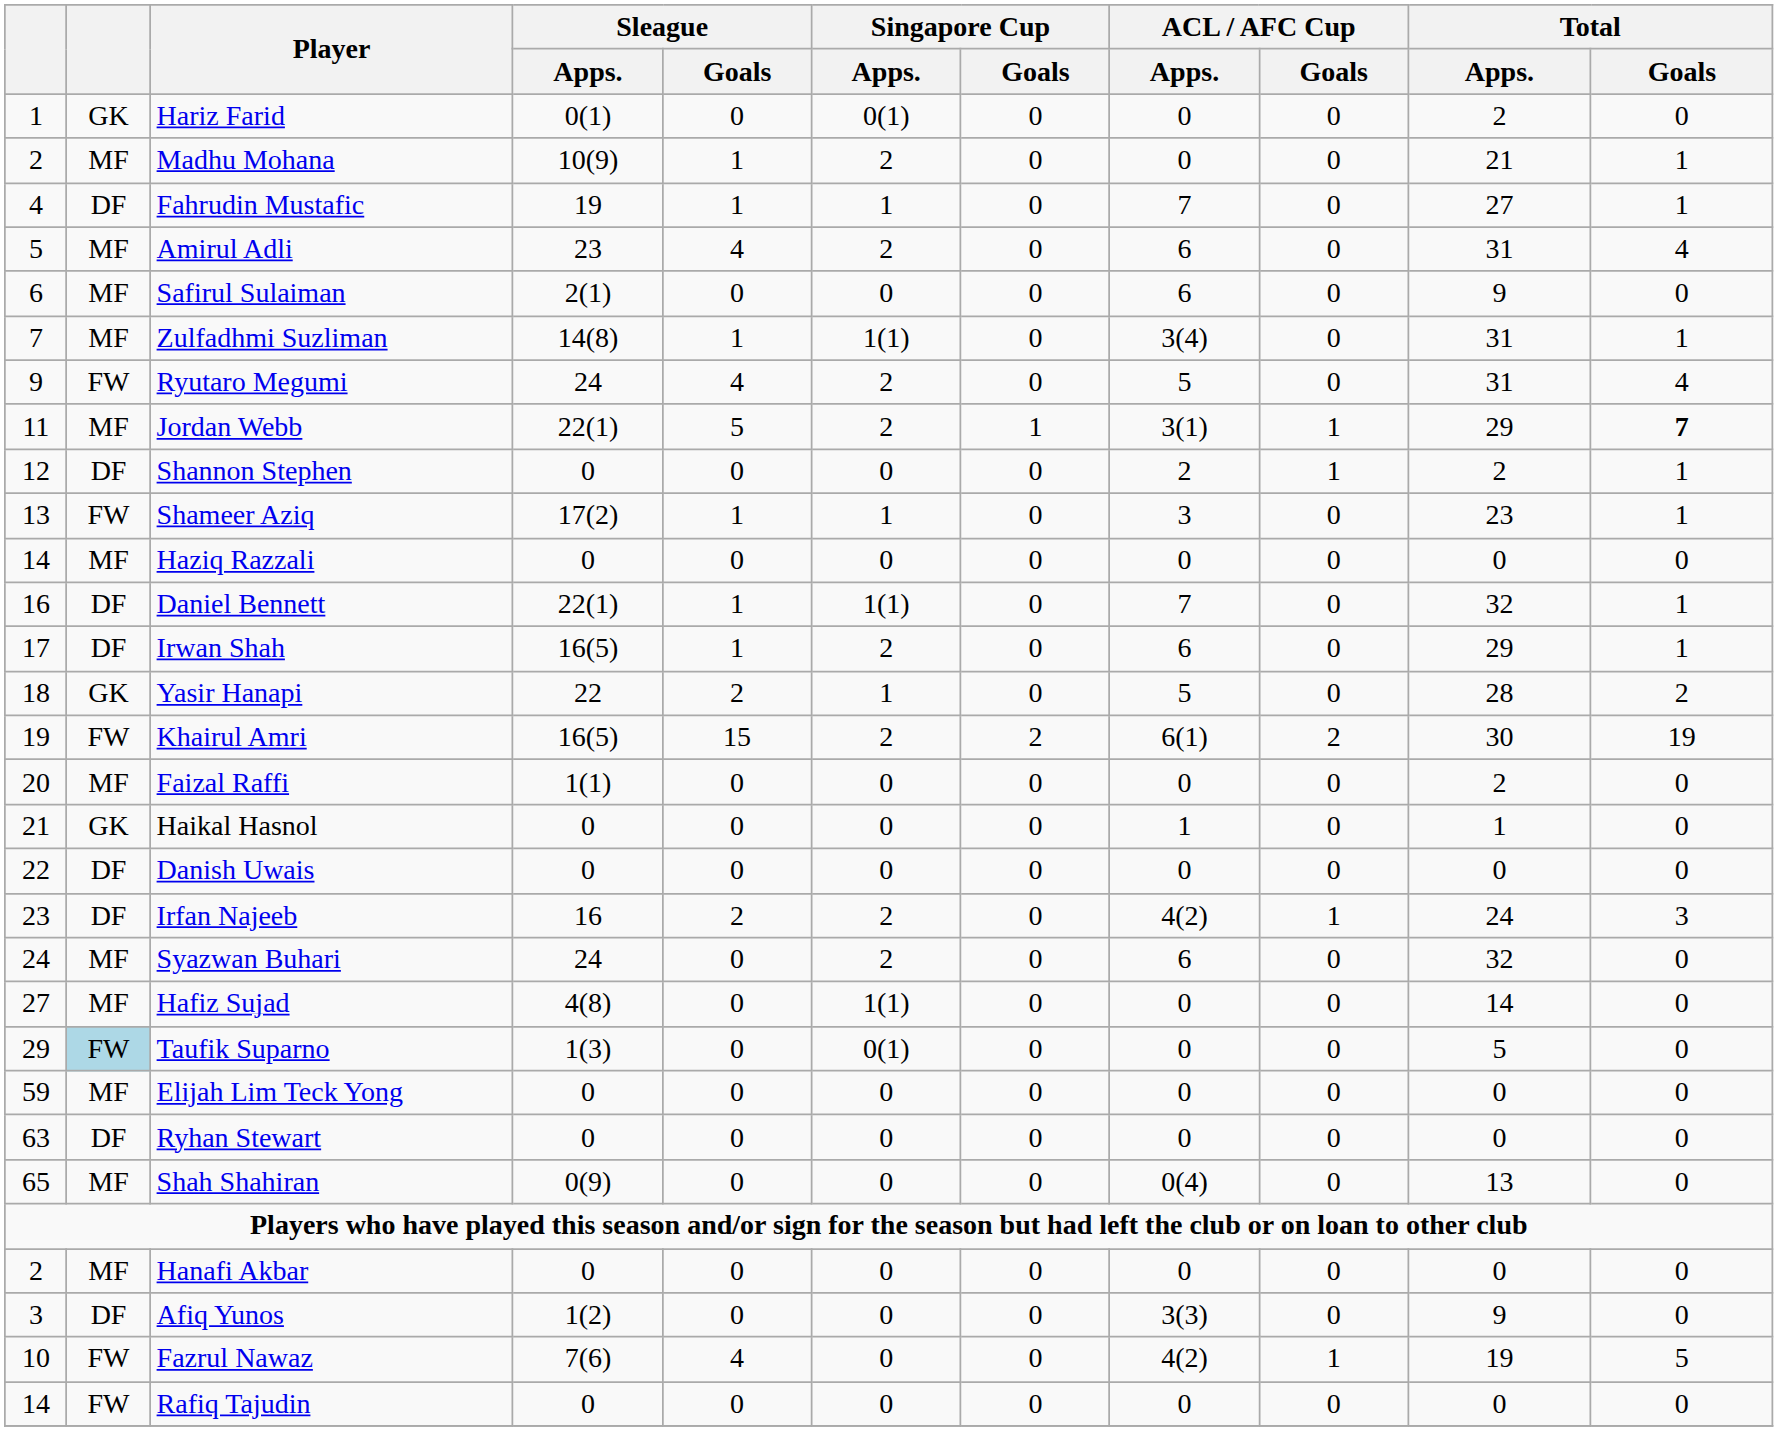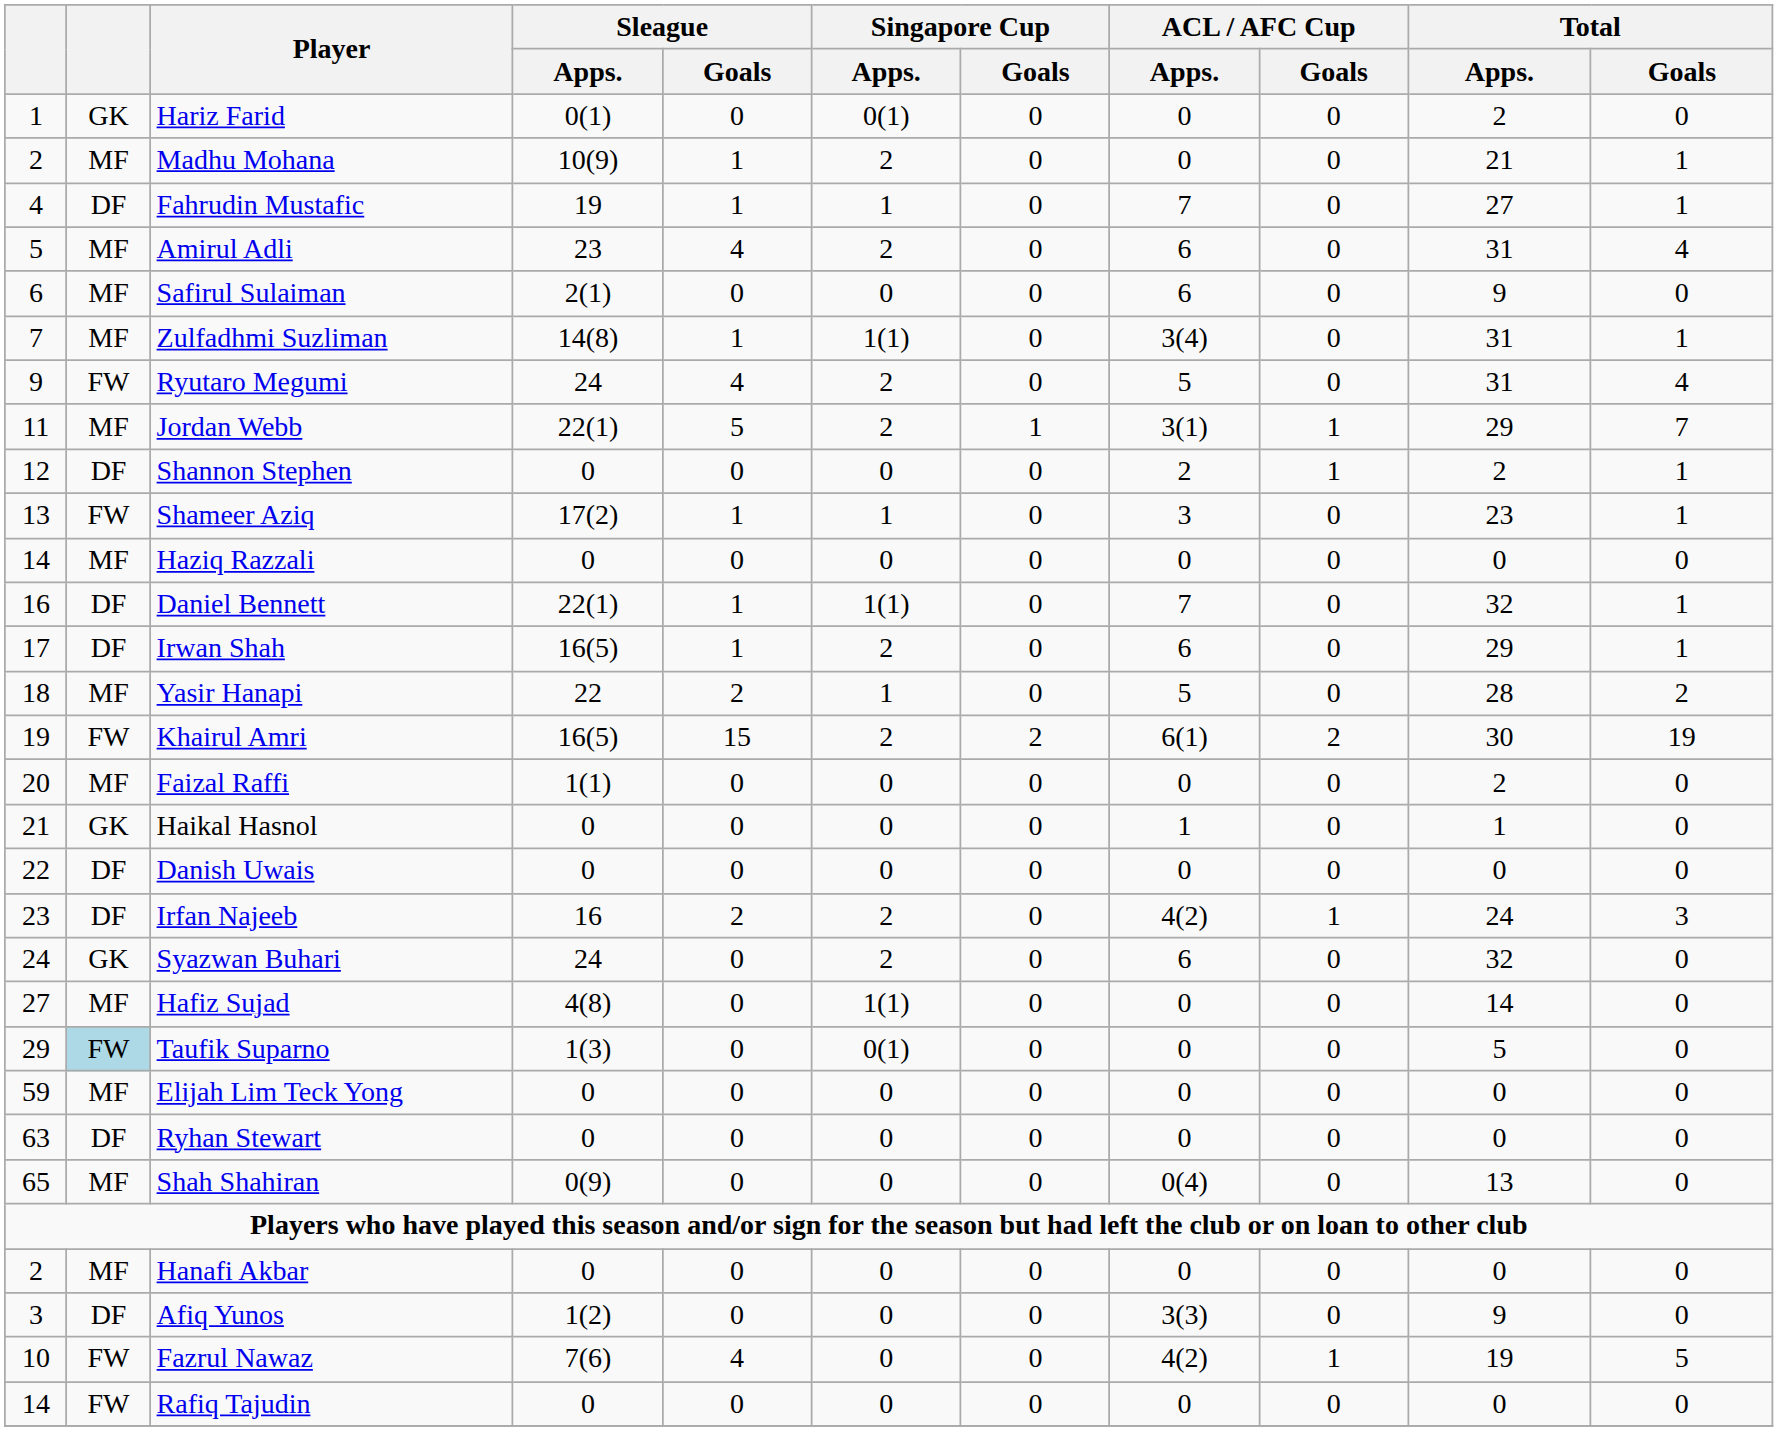(1682, 426) bold -> (1682, 426) normal
(109, 692) GK -> (109, 692) MF
(109, 959) MF -> (109, 959) GK
